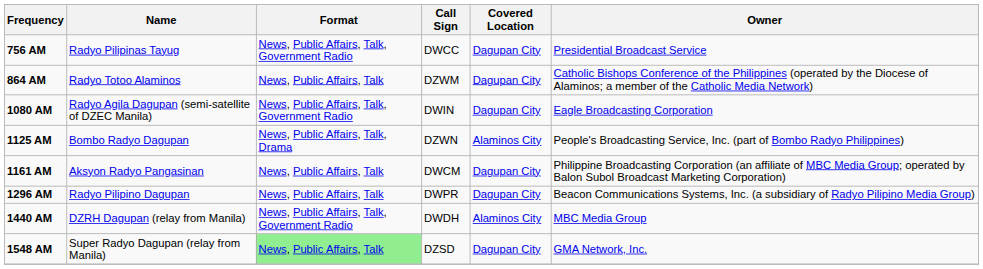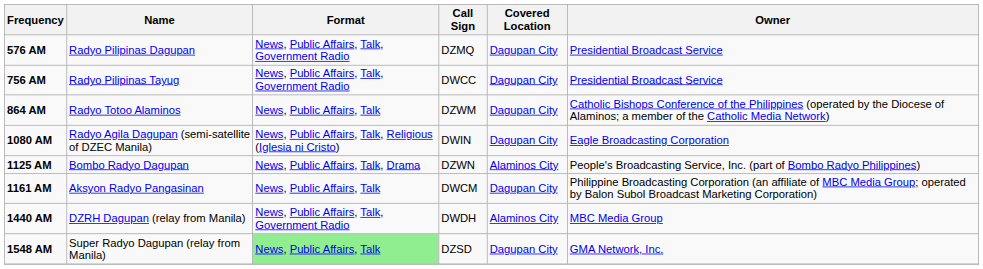+ row: (26, 50)
(323, 111) News, Public Affairs, Talk, Government Radio -> (344, 141) News, Public Affairs, Talk, Religious (Iglesia ni Cristo)
- row: (30, 195)
